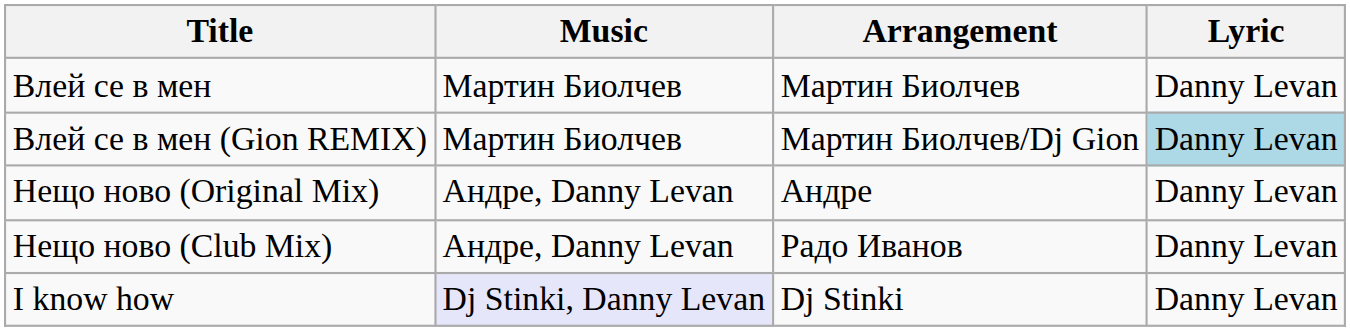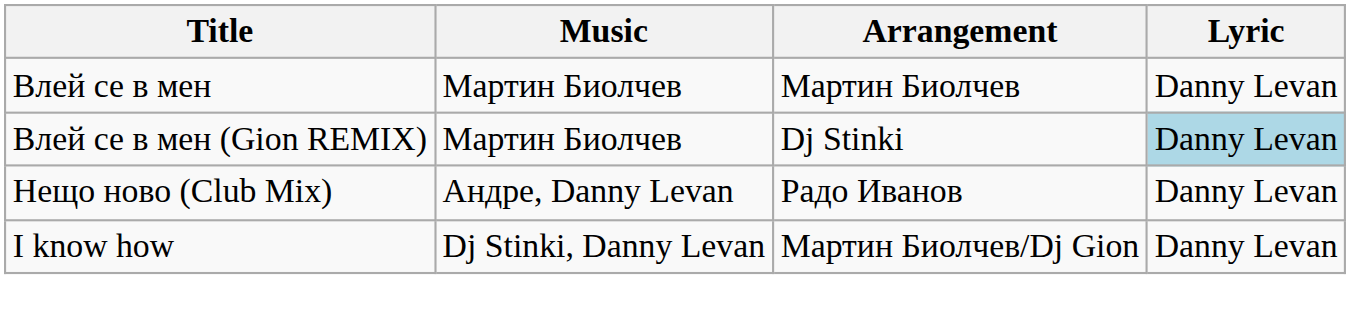(960, 138) Мартин Биолчев/Dj Gion -> (842, 138) Dj Stinki
- row: (196, 191)
(604, 298) lavender background -> (604, 245) no background
(842, 298) Dj Stinki -> (960, 245) Мартин Биолчев/Dj Gion
